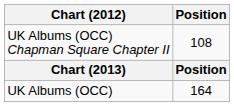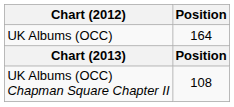rows swapped: (60, 91) <-> (88, 42)
